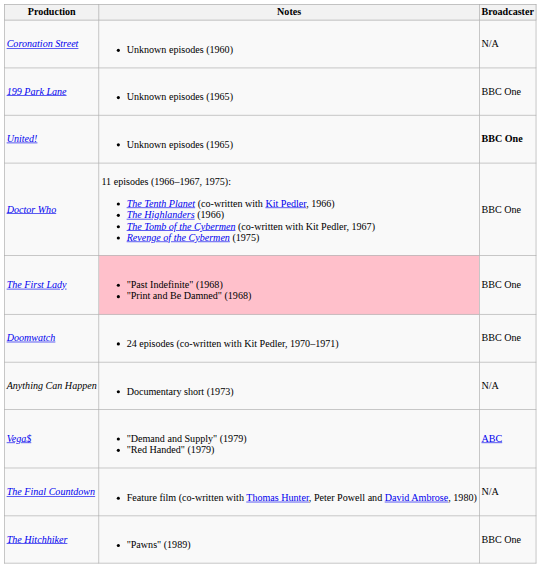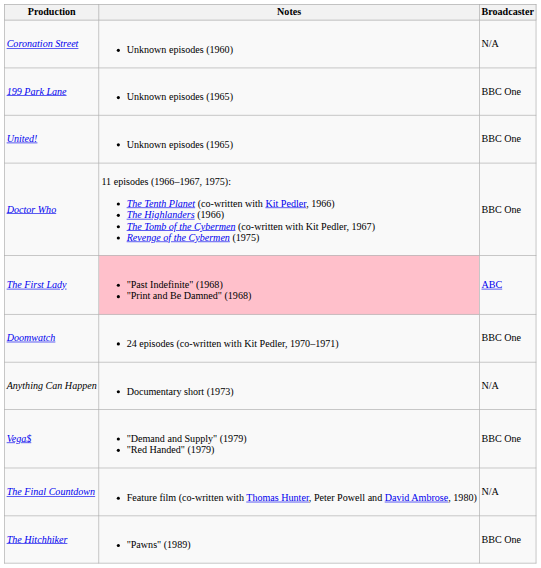(502, 139) bold -> (501, 139) normal
(501, 285) BBC One -> (492, 285) ABC
(492, 439) ABC -> (501, 439) BBC One
